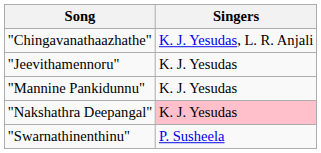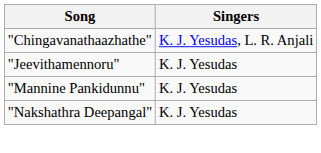(198, 112) pink background -> (198, 112) no background
- row: (69, 137)
